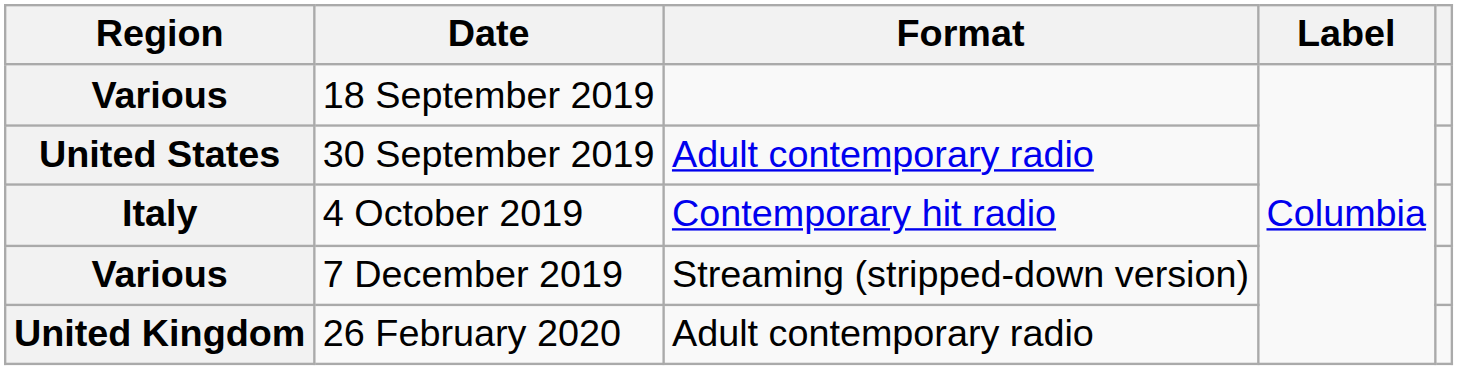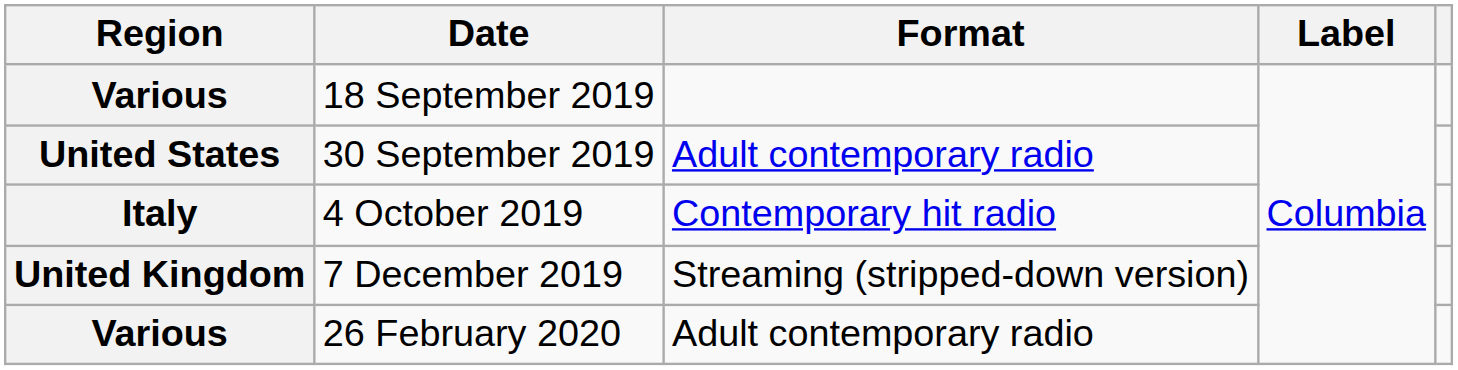(160, 273) Various -> (160, 273) United Kingdom
(160, 333) United Kingdom -> (160, 333) Various
